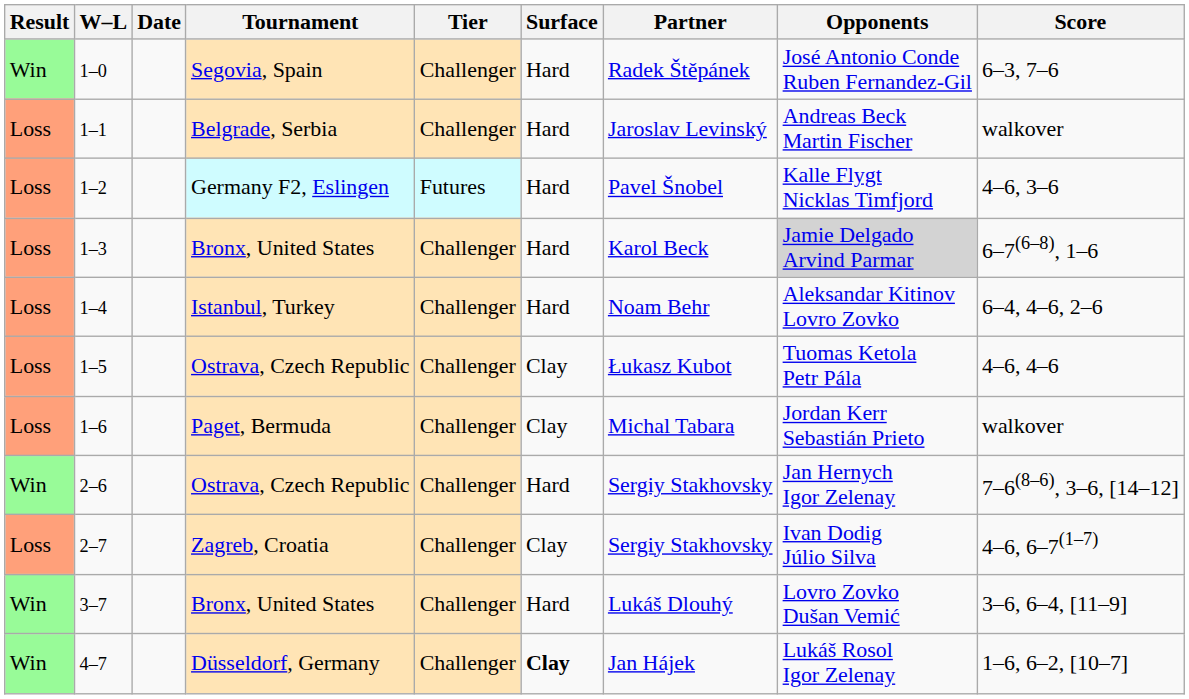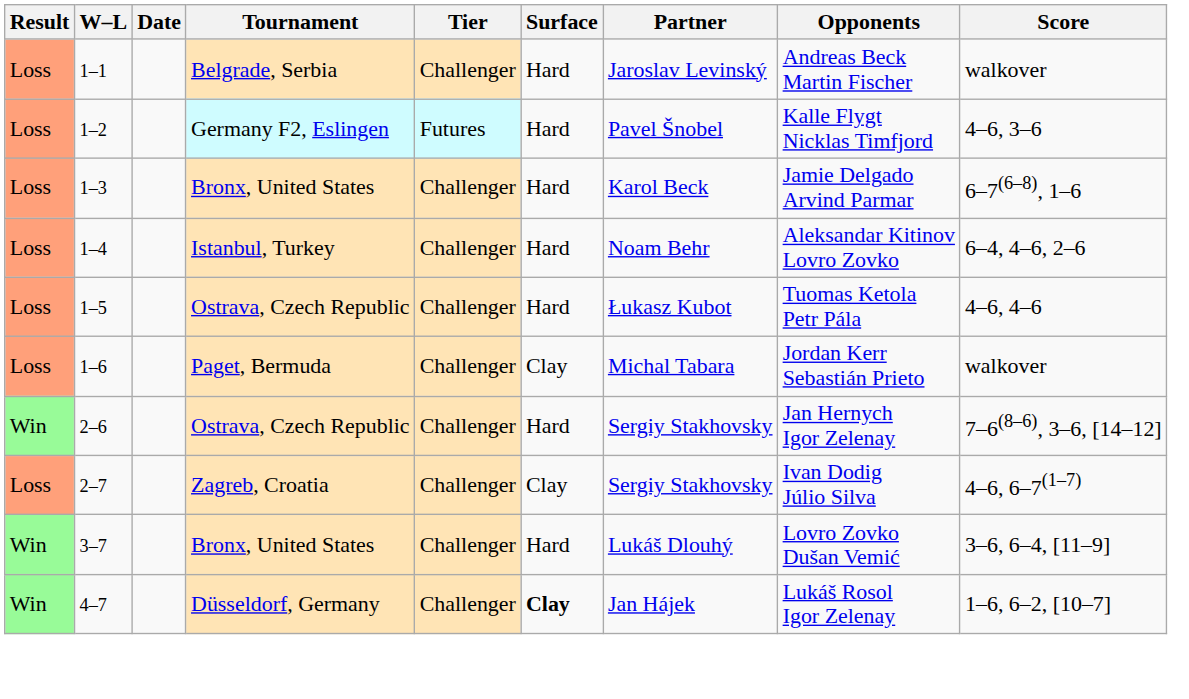- row: (93, 70)
(848, 247) lightgrey background -> (848, 187) no background
(547, 366) Clay -> (548, 306) Hard
